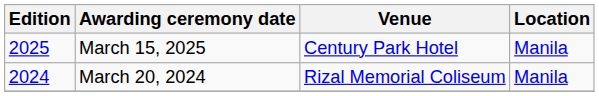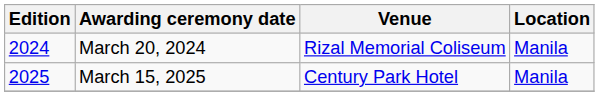rows swapped: (142, 76) <-> (142, 47)
